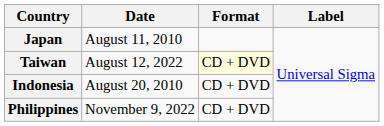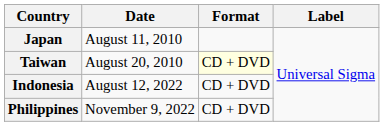(134, 62) August 12, 2022 -> (134, 62) August 20, 2010
(134, 86) August 20, 2010 -> (134, 86) August 12, 2022
